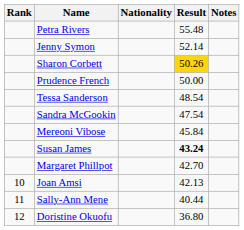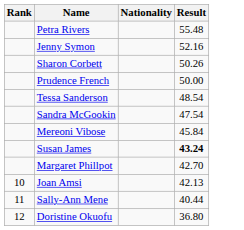- column: (224, 13)
(191, 47) 52.14 -> (191, 47) 52.16
(191, 64) gold background -> (191, 64) no background
